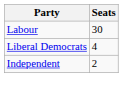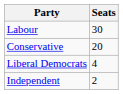+ row: (35, 47)
